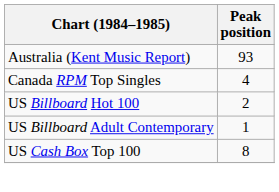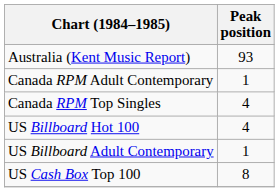+ row: (111, 80)
(246, 103) 2 -> (246, 127) 4
